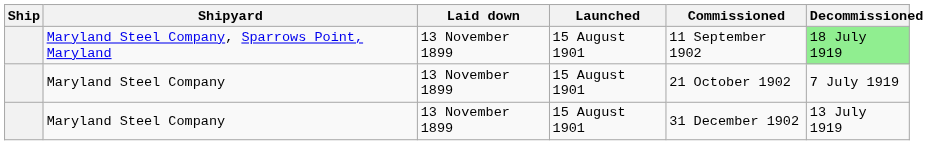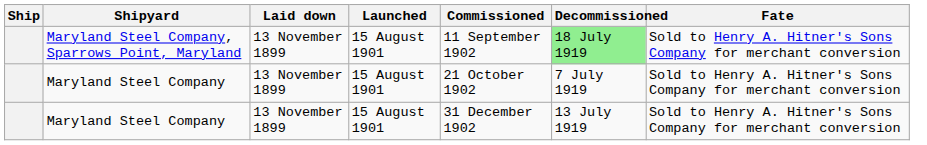+ column: (778, 16)
